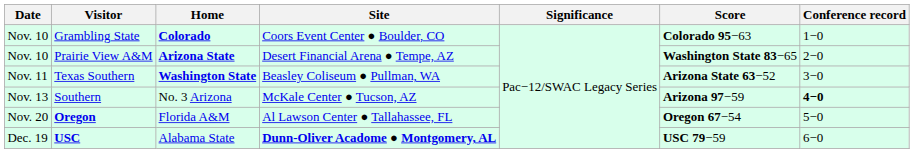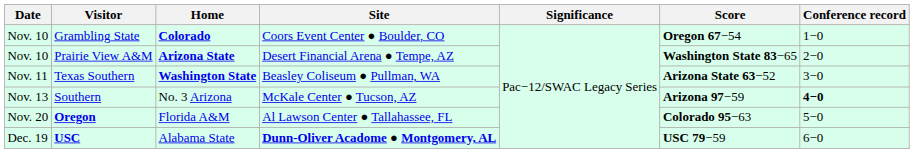(707, 35) Colorado 95−63 -> (702, 35) Oregon 67−54
(702, 117) Oregon 67−54 -> (707, 117) Colorado 95−63
